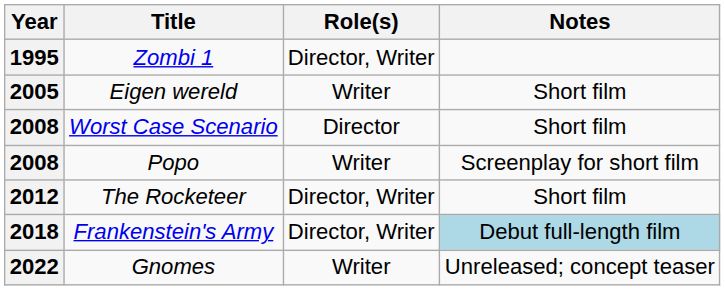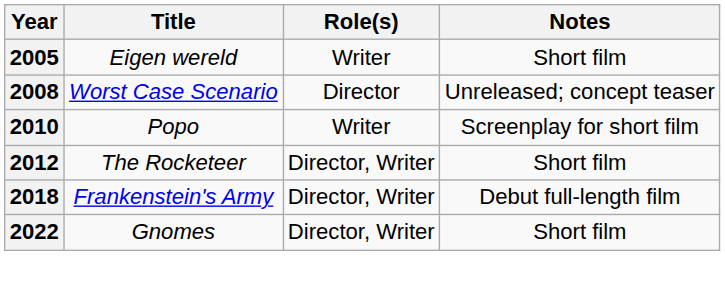- row: (173, 57)
(580, 127) Short film -> (580, 92) Unreleased; concept teaser
(34, 162) 2008 -> (34, 127) 2010
(580, 232) lightblue background -> (580, 197) no background
(361, 267) Writer -> (361, 232) Director, Writer
(580, 267) Unreleased; concept teaser -> (580, 232) Short film
